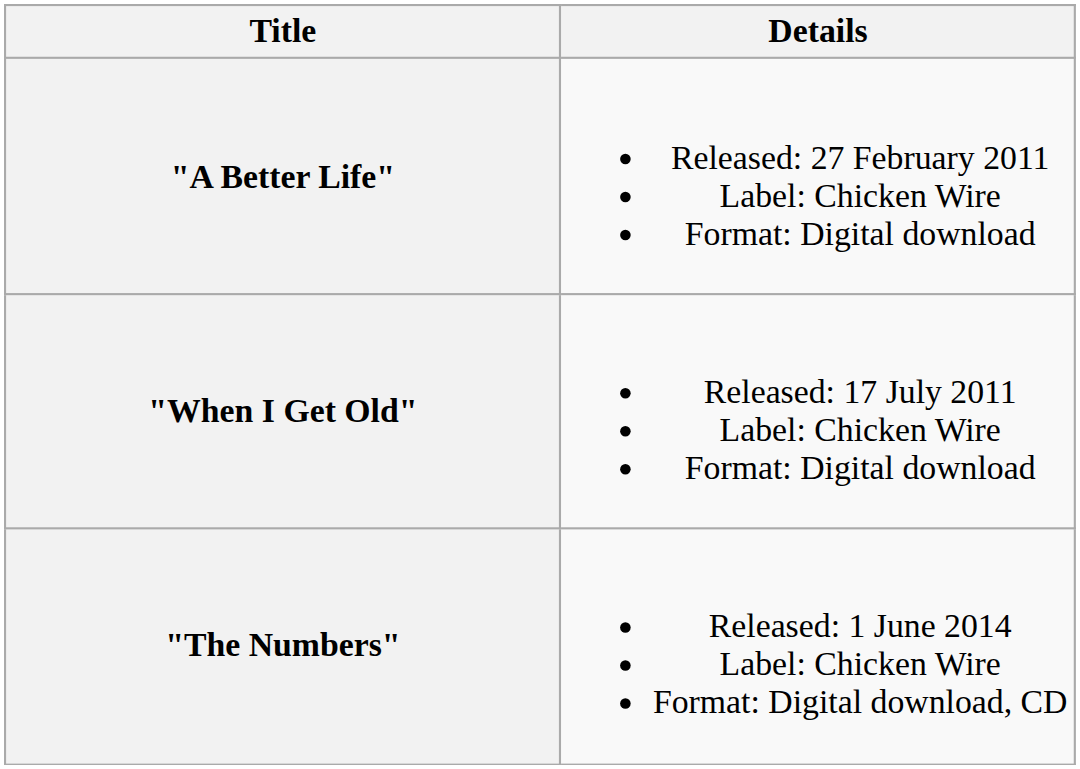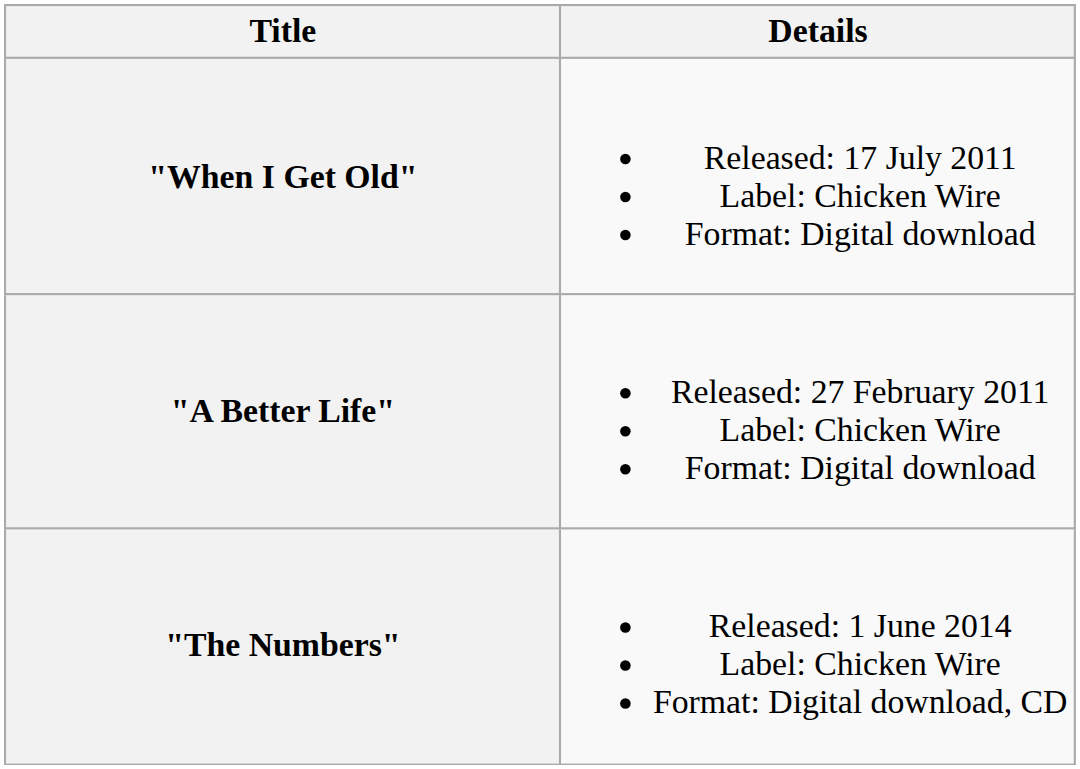rows swapped: (283, 175) <-> (283, 410)
